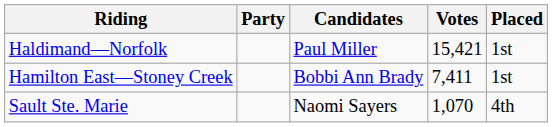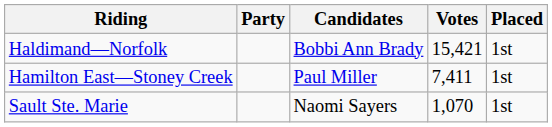(335, 48) Paul Miller -> (358, 48) Bobbi Ann Brady
(358, 77) Bobbi Ann Brady -> (335, 77) Paul Miller
(503, 106) 4th -> (502, 106) 1st
